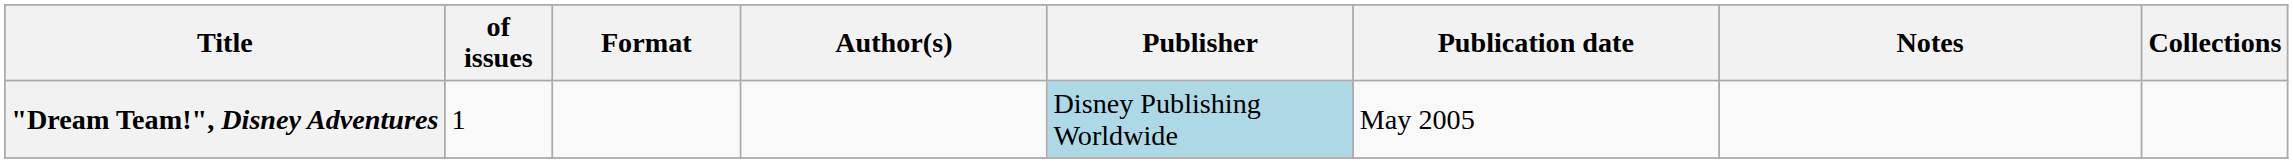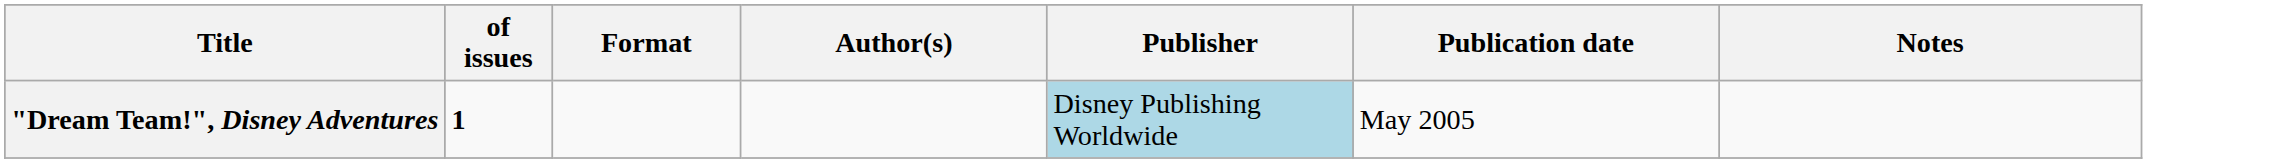- column: (2215, 42)
(458, 119) normal -> (458, 119) bold
